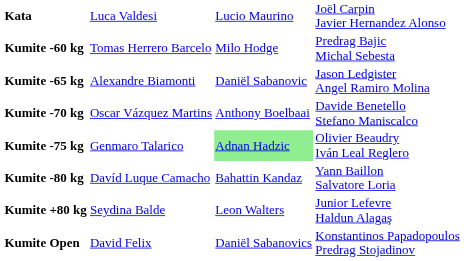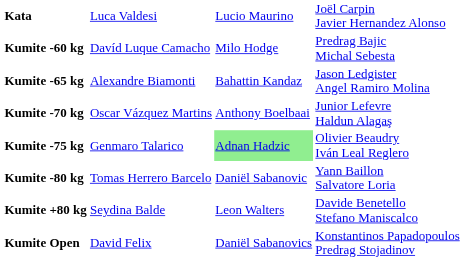(151, 48) Tomas Herrero Barcelo -> (150, 48) Davíd Luque Camacho
(261, 80) Daniël Sabanovic -> (259, 80) Bahattin Kandaz
(367, 113) Davide Benetello Stefano Maniscalco -> (354, 113) Junior Lefevre Haldun Alagaş
(150, 178) Davíd Luque Camacho -> (151, 178) Tomas Herrero Barcelo
(259, 178) Bahattin Kandaz -> (261, 178) Daniël Sabanovic
(354, 210) Junior Lefevre Haldun Alagaş -> (367, 210) Davide Benetello Stefano Maniscalco
